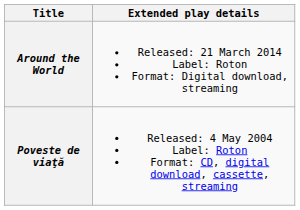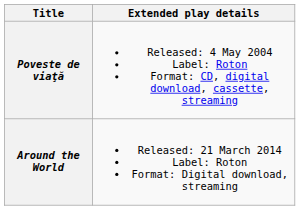rows swapped: (48, 156) <-> (48, 64)
